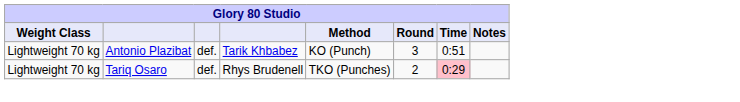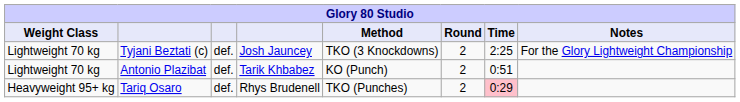+ row: (164, 51)
(415, 51) 3 -> (463, 70) 2
(54, 70) Lightweight 70 kg -> (61, 88) Heavyweight 95+ kg
